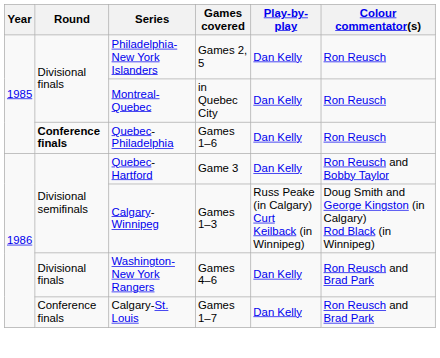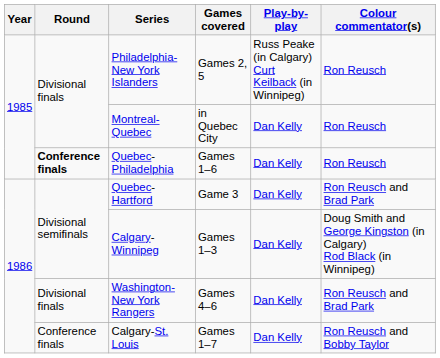(278, 57) Dan Kelly -> (284, 69) Russ Peake (in Calgary) Curt Keilback (in Winnipeg)
(366, 168) Ron Reusch and Bobby Taylor -> (366, 194) Ron Reusch and Brad Park
(284, 218) Russ Peake (in Calgary) Curt Keilback (in Winnipeg) -> (278, 244) Dan Kelly
(366, 312) Ron Reusch and Brad Park -> (366, 337) Ron Reusch and Bobby Taylor
